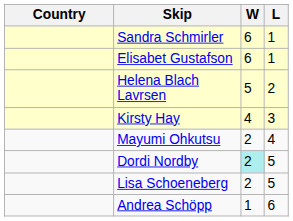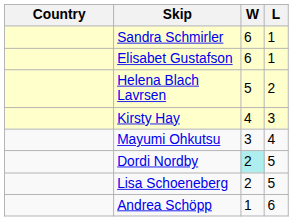(248, 140) 2 -> (248, 140) 3
